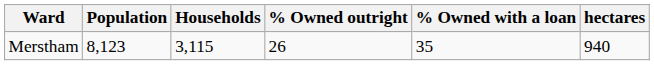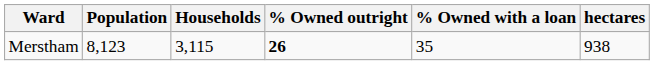(277, 45) normal -> (277, 45) bold
(597, 45) 940 -> (597, 45) 938
